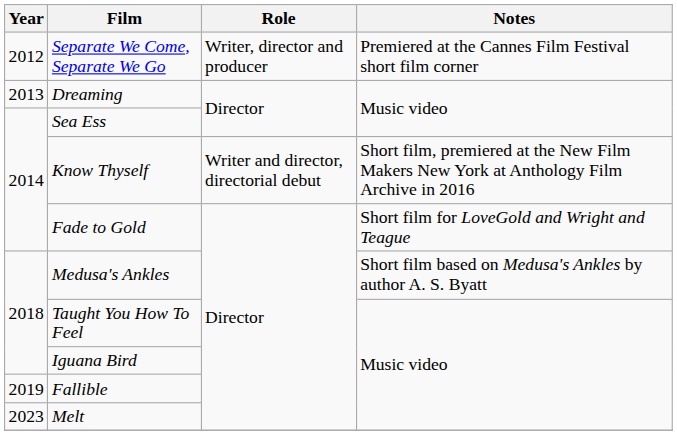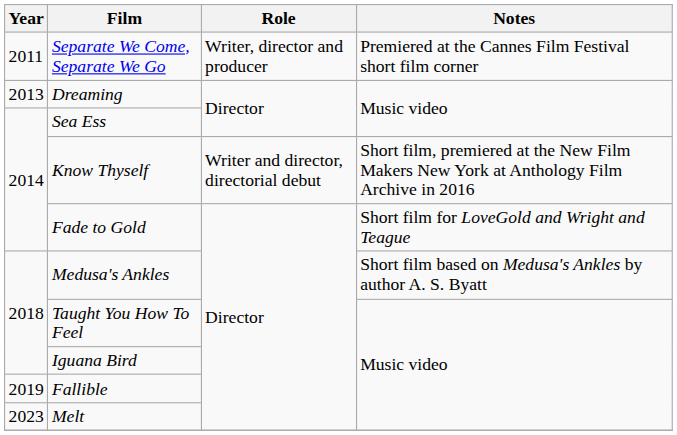(26, 56) 2012 -> (26, 56) 2011
